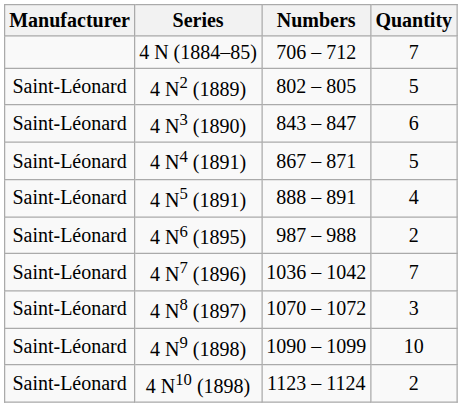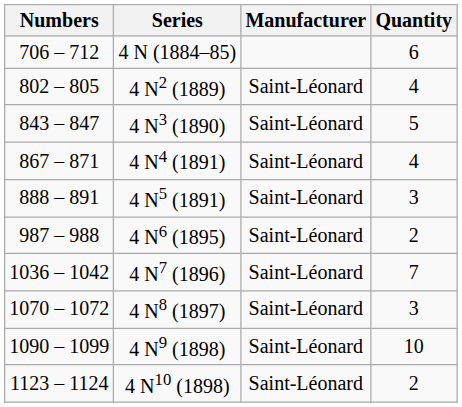columns swapped: (70, 20) <-> (316, 20)
(414, 52) 7 -> (414, 52) 6
(414, 86) 5 -> (414, 86) 4
(414, 123) 6 -> (414, 123) 5
(414, 160) 5 -> (414, 160) 4
(414, 197) 4 -> (414, 197) 3
